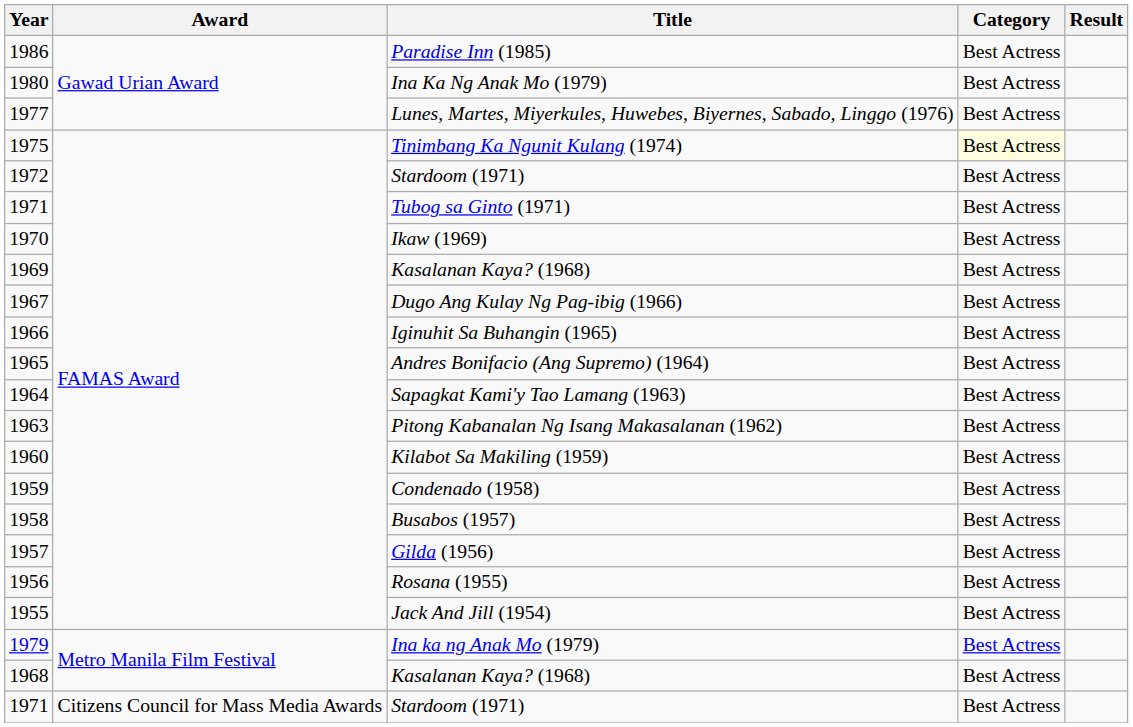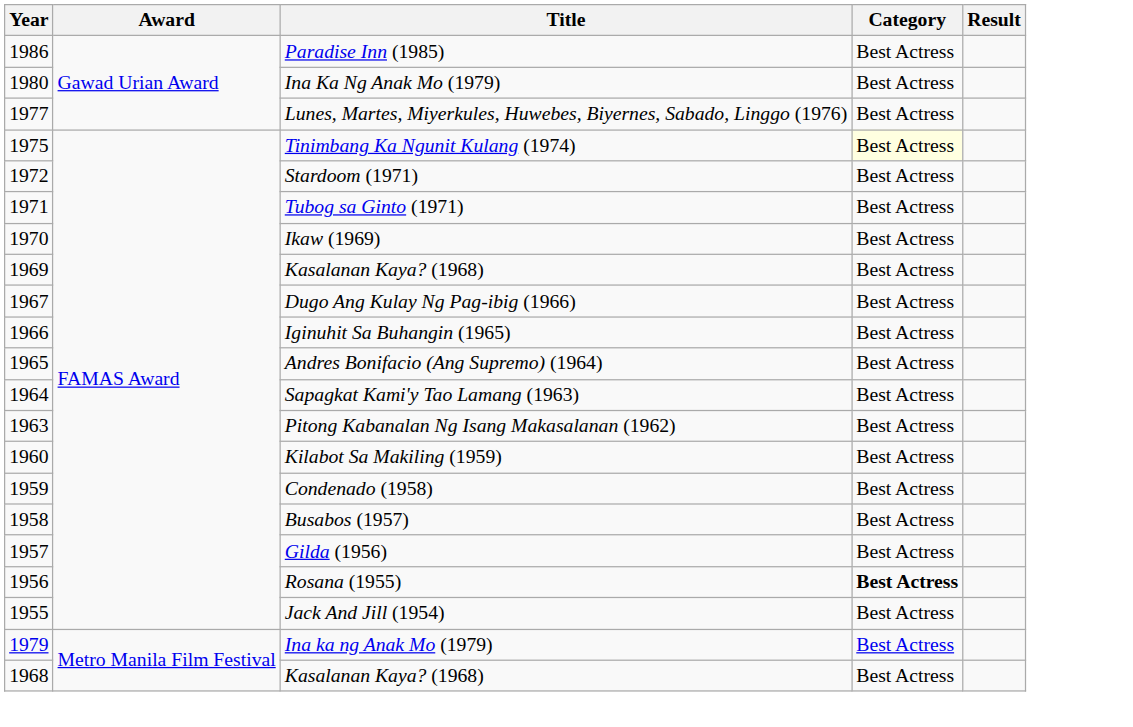(1012, 581) normal -> (907, 581) bold
- row: (29, 706)
